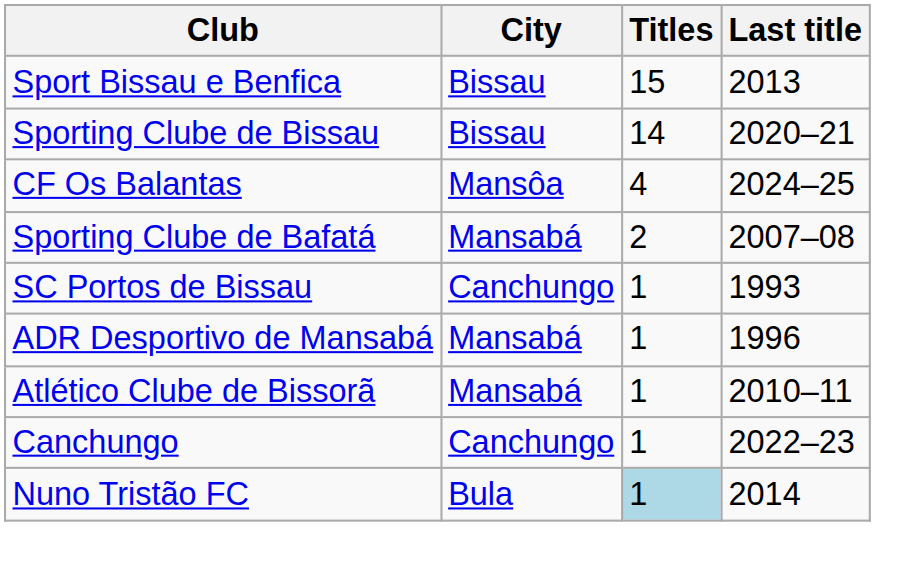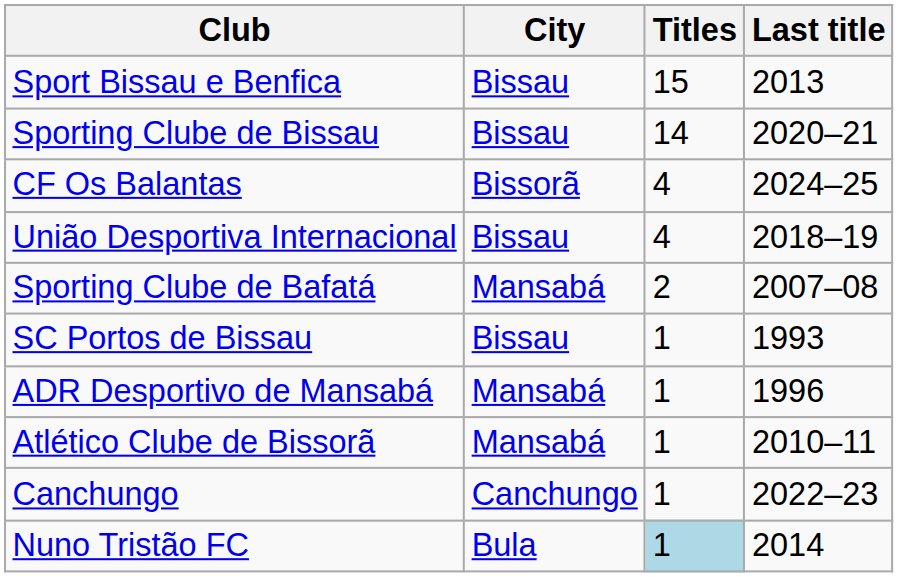(506, 184) Mansôa -> (526, 184) Bissorã
+ row: (235, 236)
(531, 287) Canchungo -> (520, 339) Bissau
